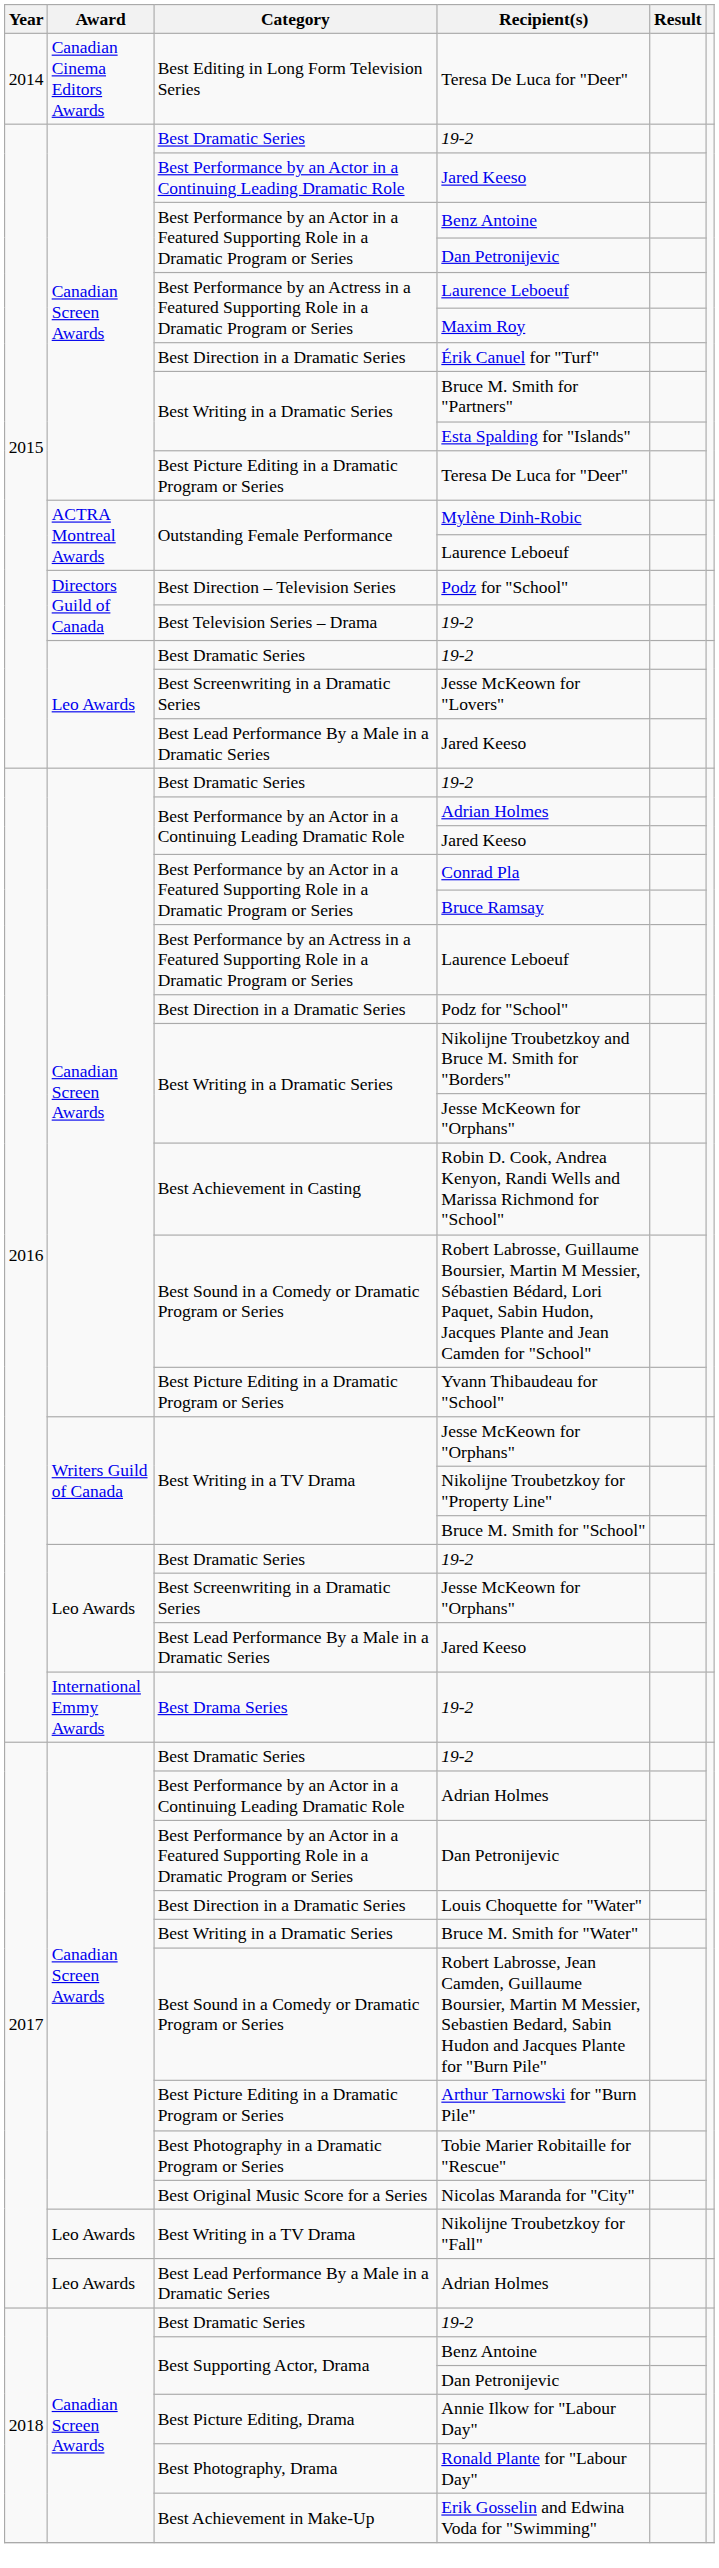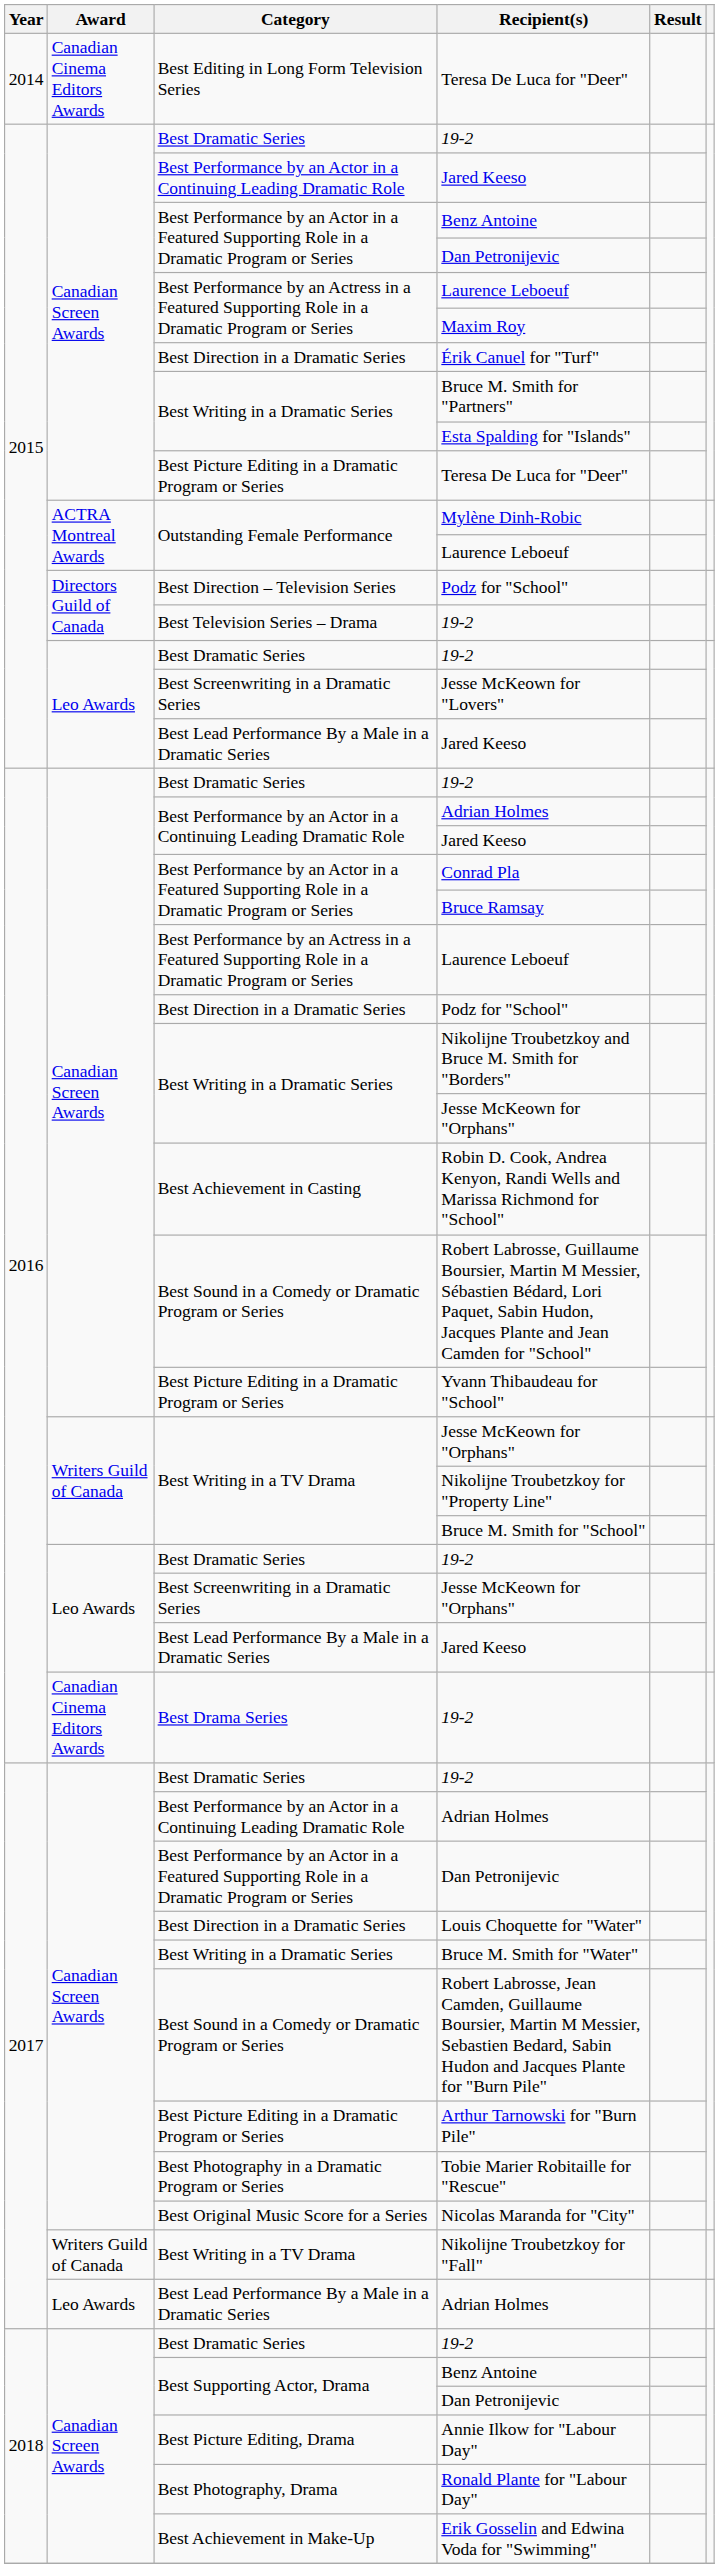(96, 1707) International Emmy Awards -> (85, 1717) Canadian Cinema Editors Awards
(93, 2233) Leo Awards -> (100, 2254) Writers Guild of Canada
